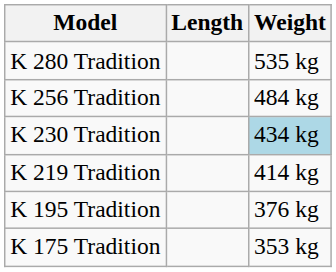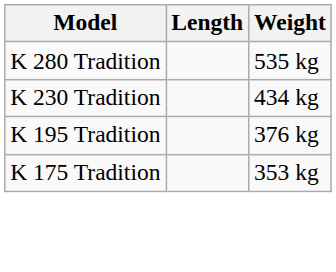- row: (85, 97)
(286, 135) lightblue background -> (286, 97) no background
- row: (85, 172)
